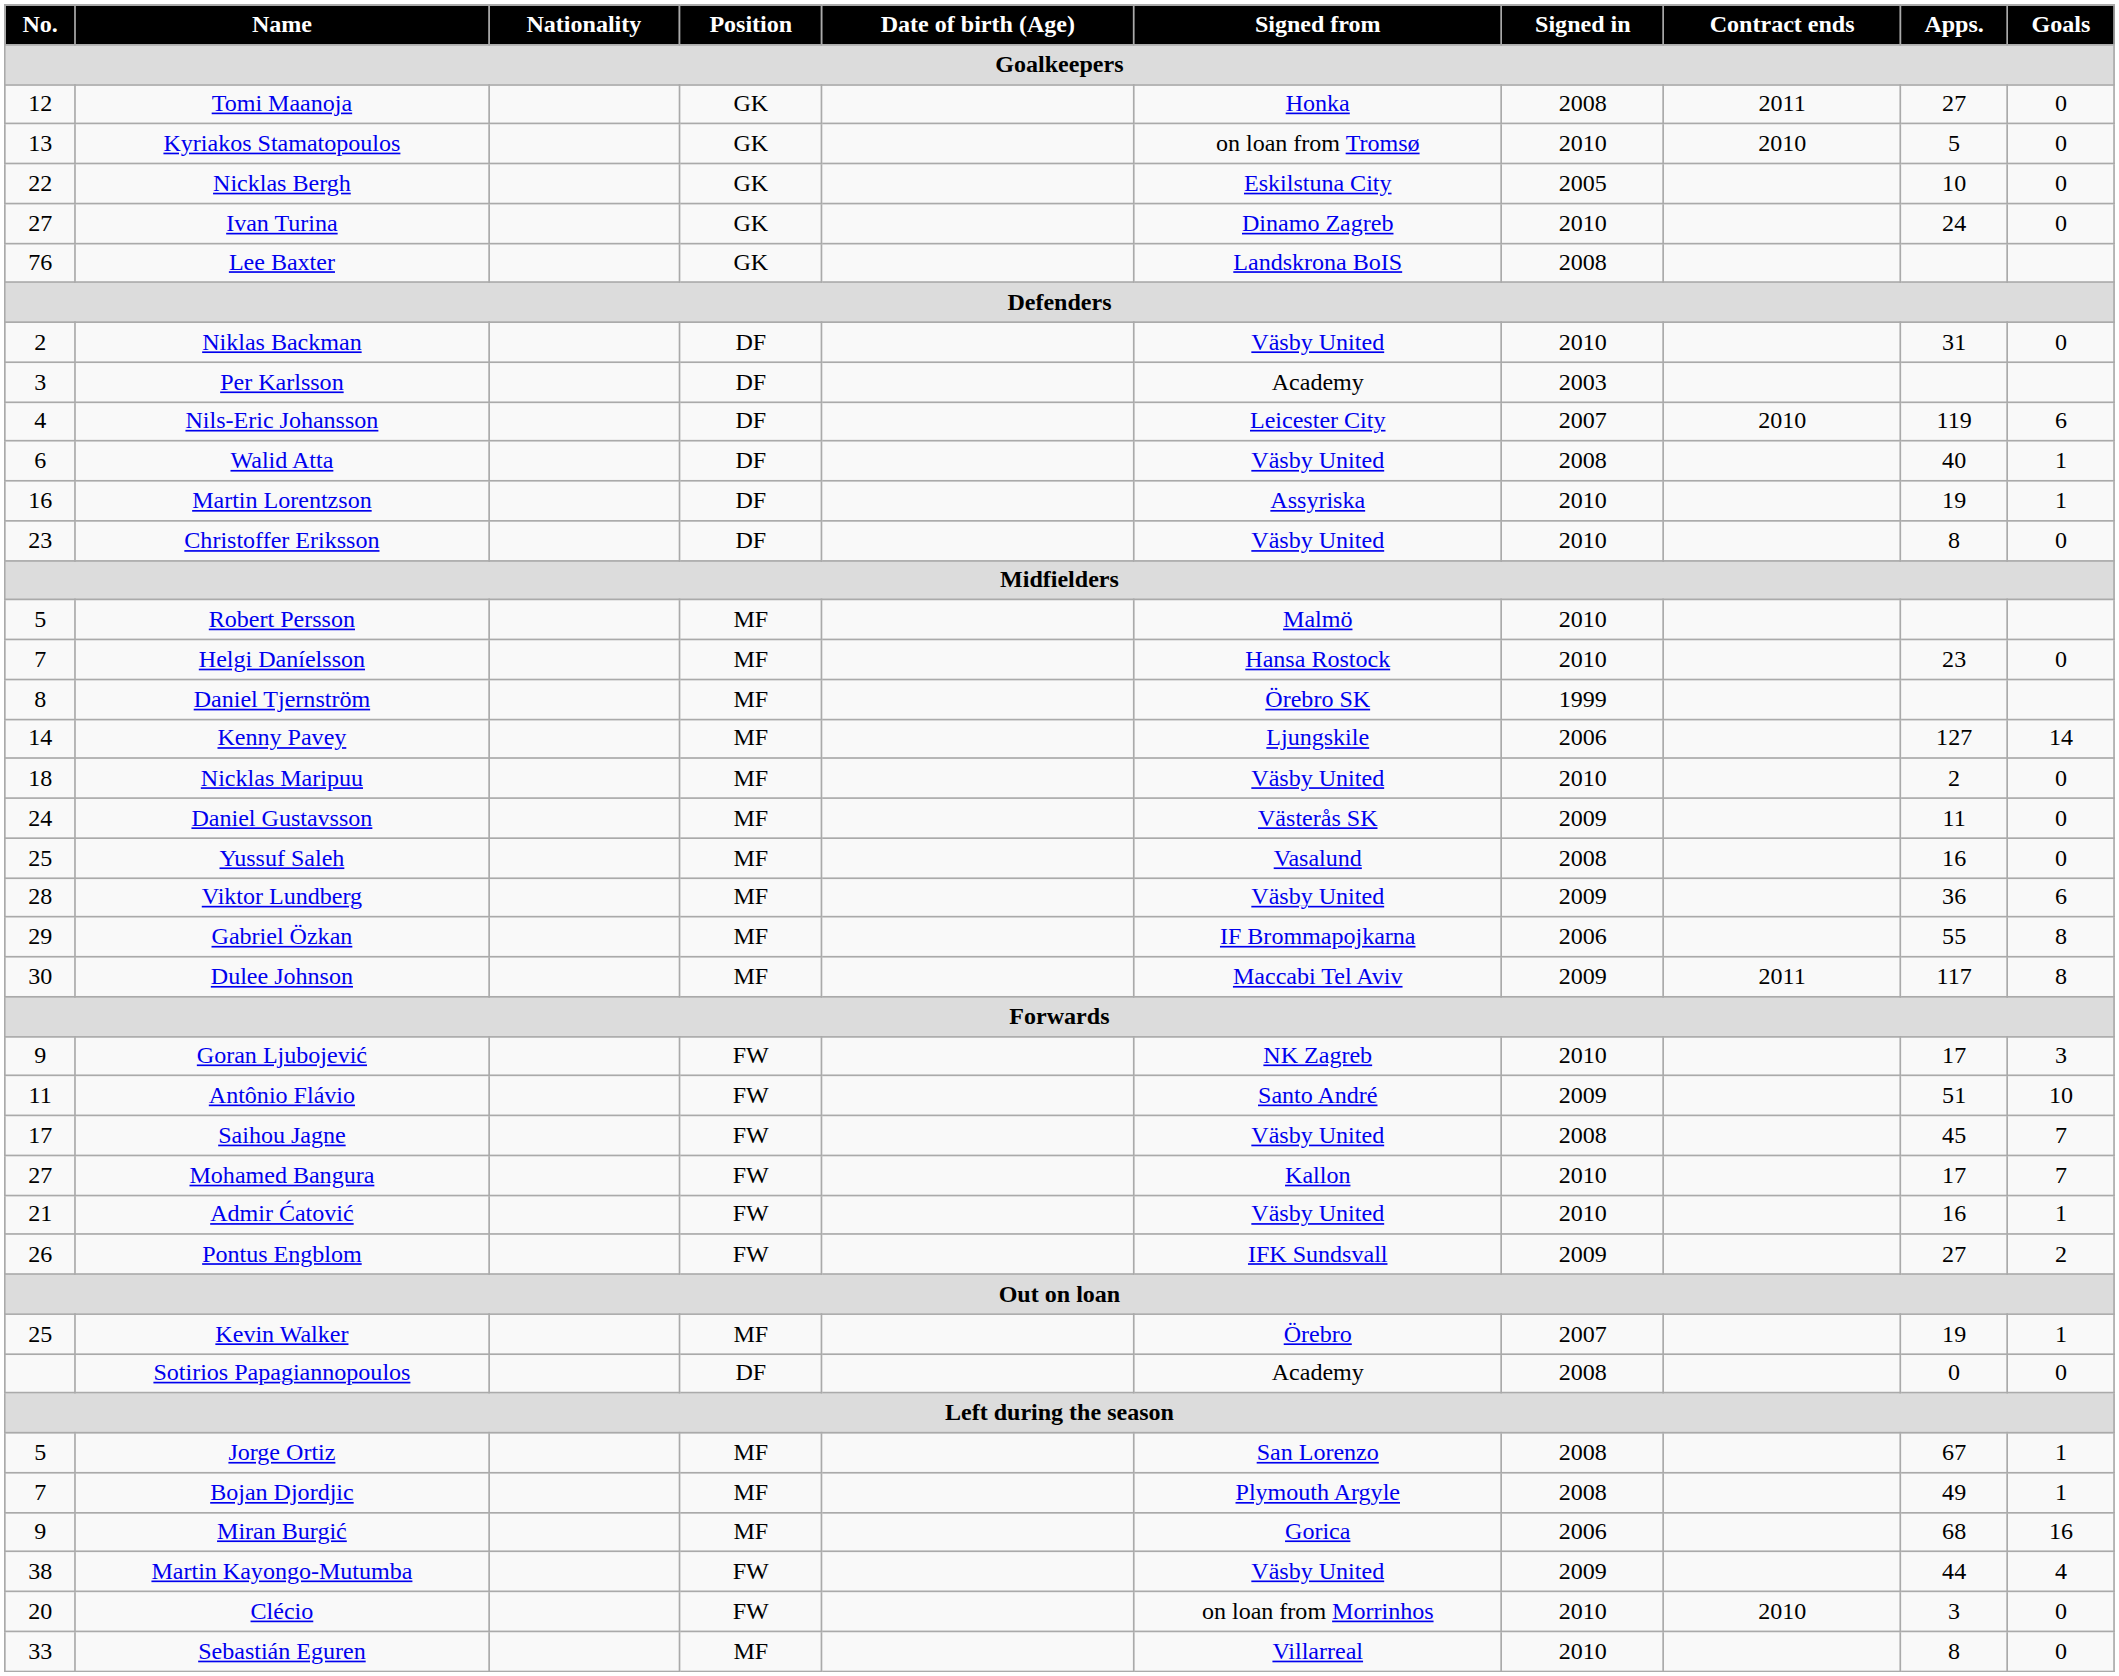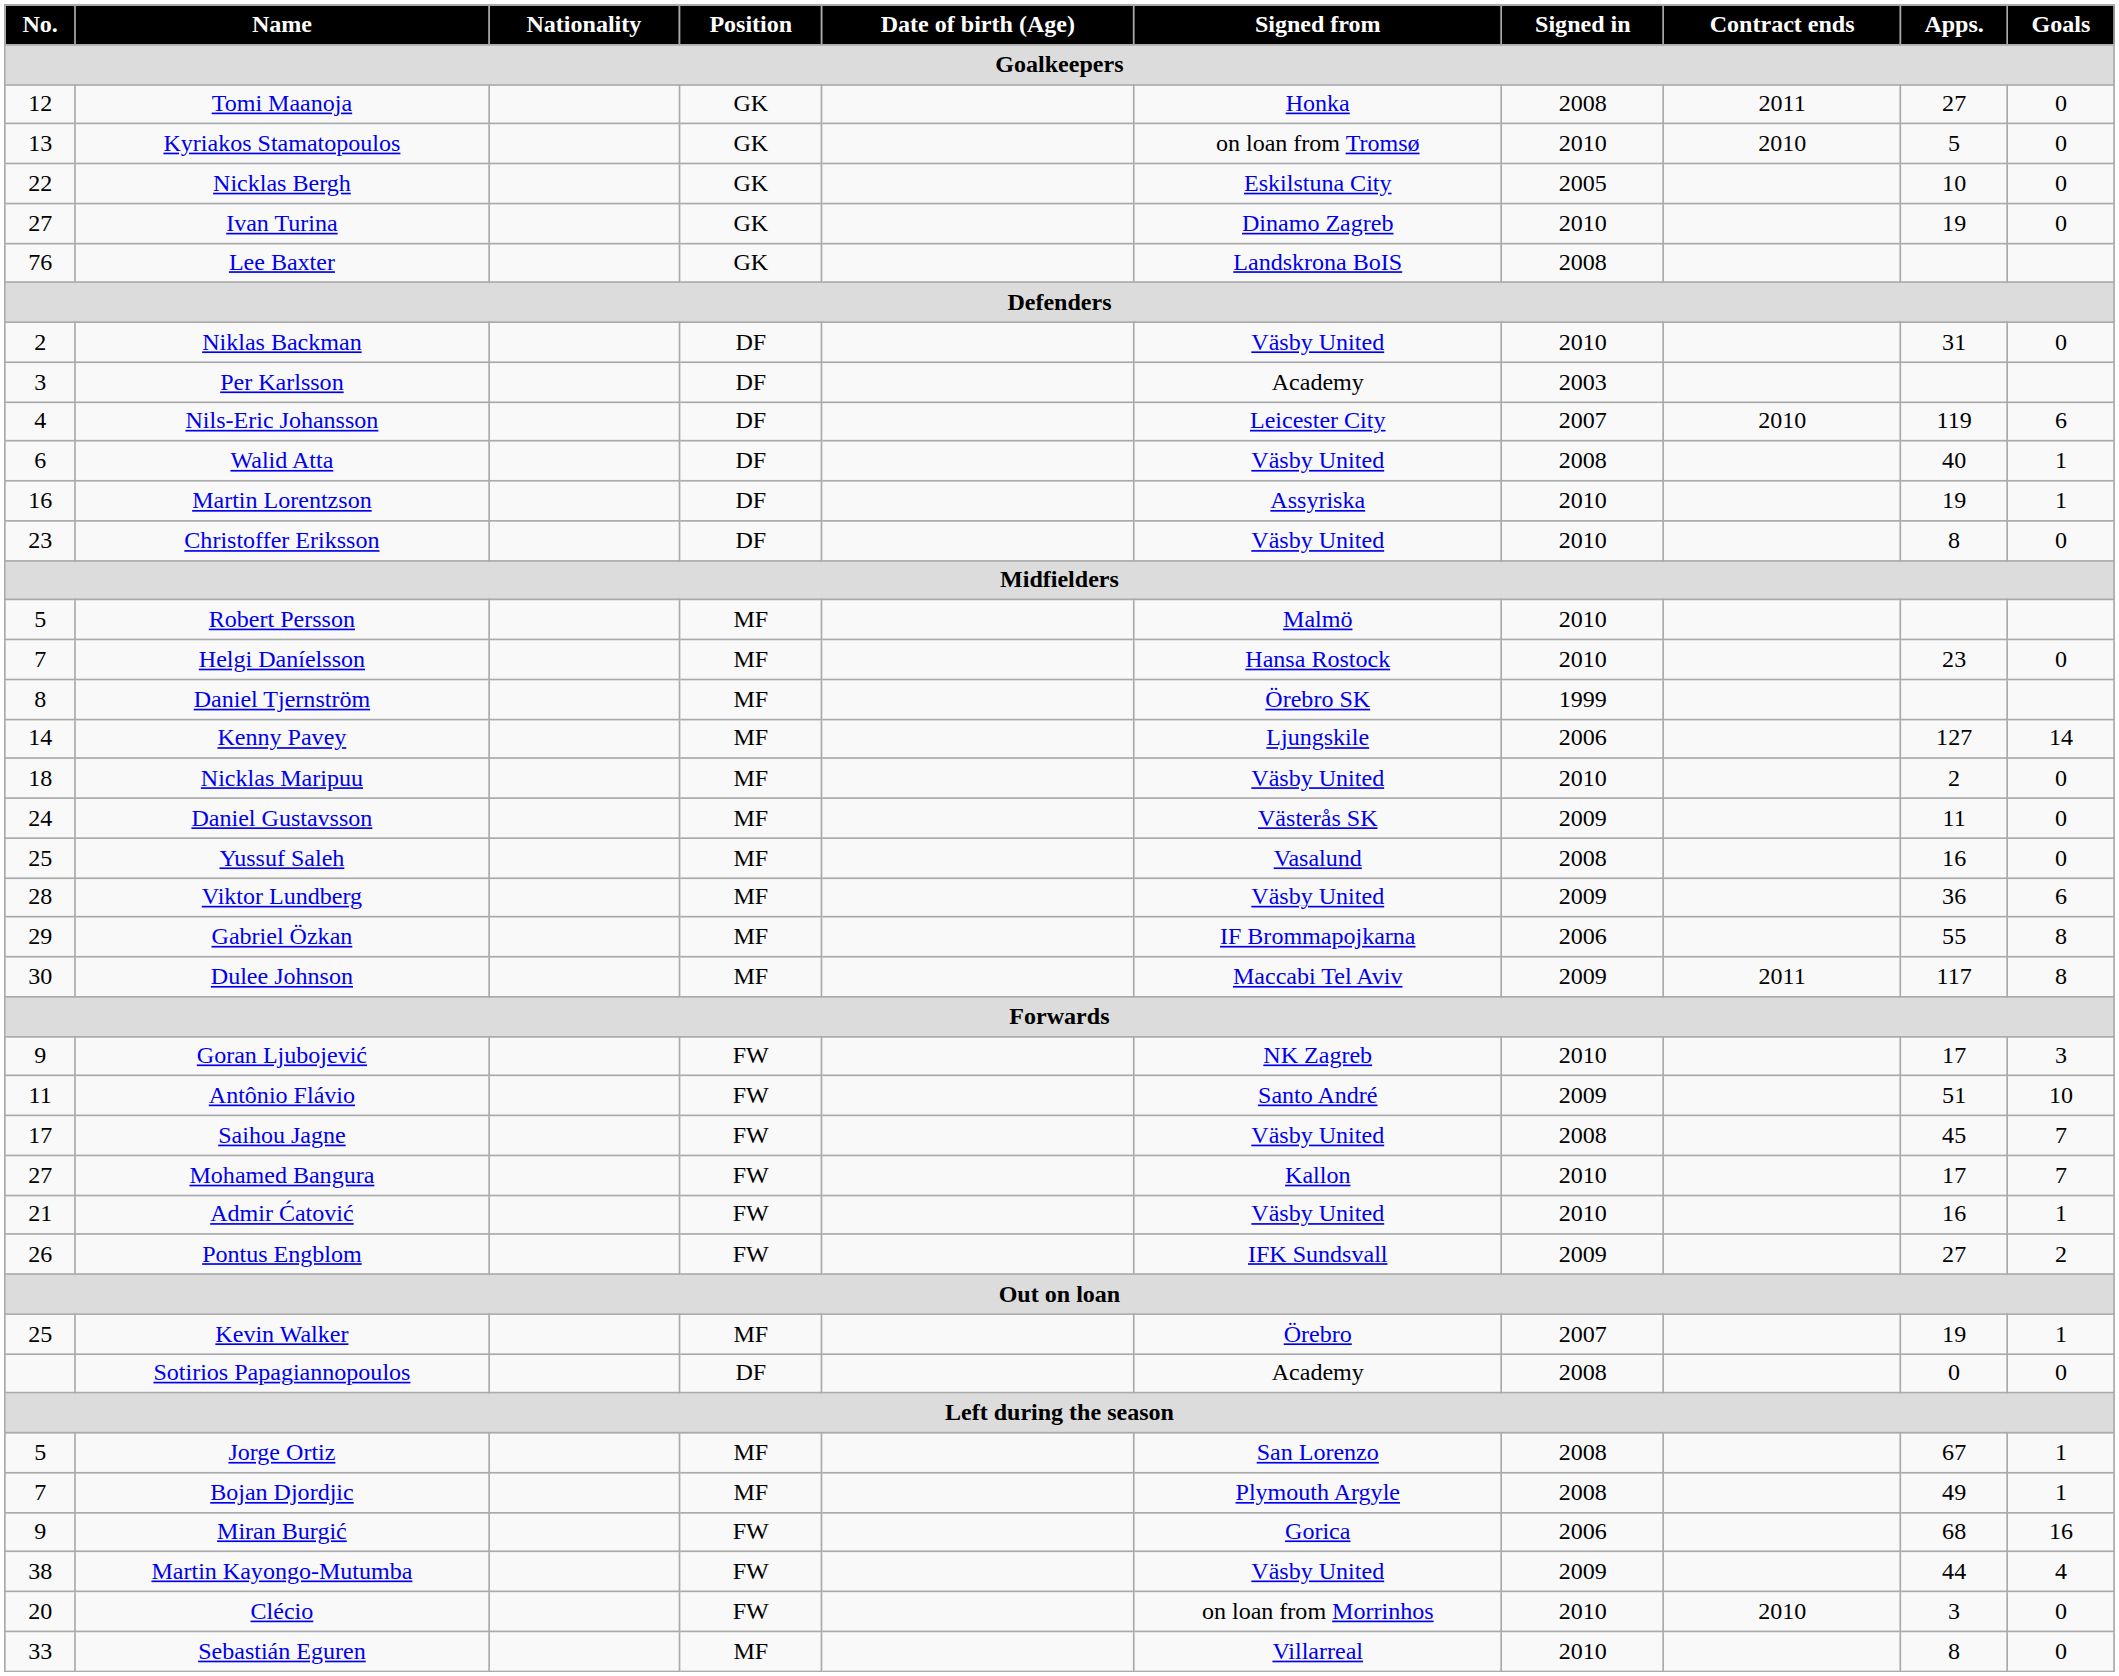(1954, 223) 24 -> (1954, 223) 19
(751, 1531) MF -> (751, 1531) FW
